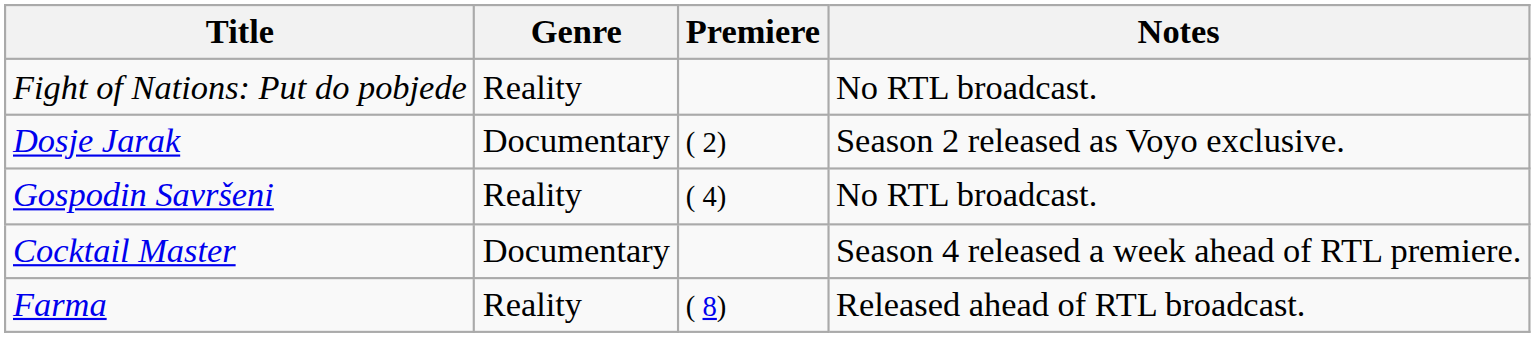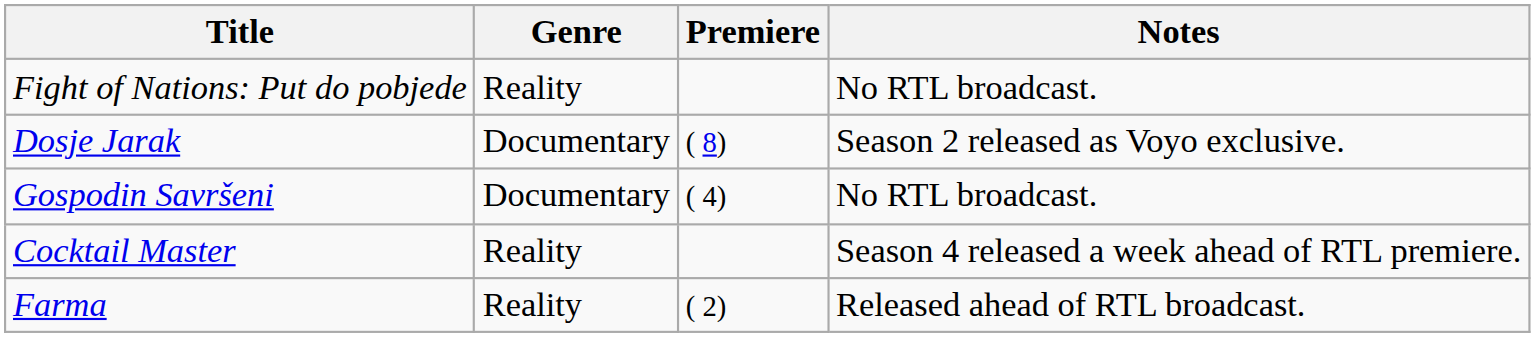(706, 143) ( 2) -> (706, 143) ( 8)
(532, 195) Reality -> (576, 195) Documentary
(576, 250) Documentary -> (532, 250) Reality
(706, 306) ( 8) -> (706, 306) ( 2)
